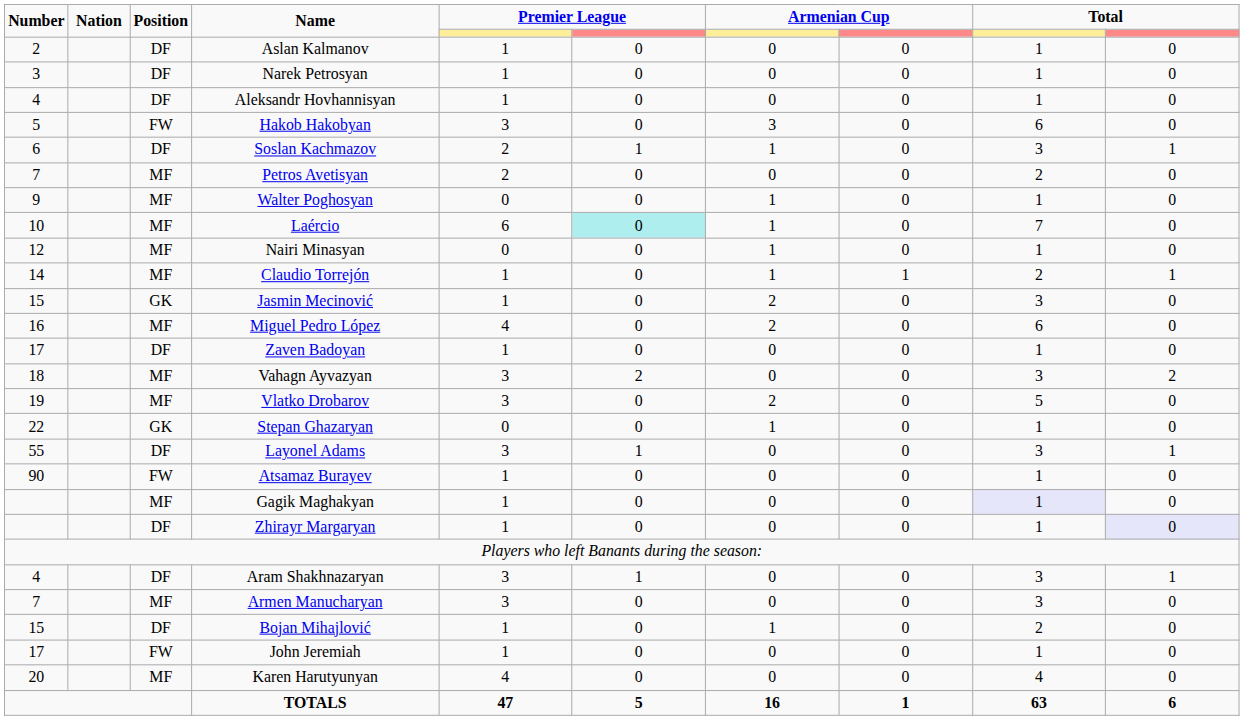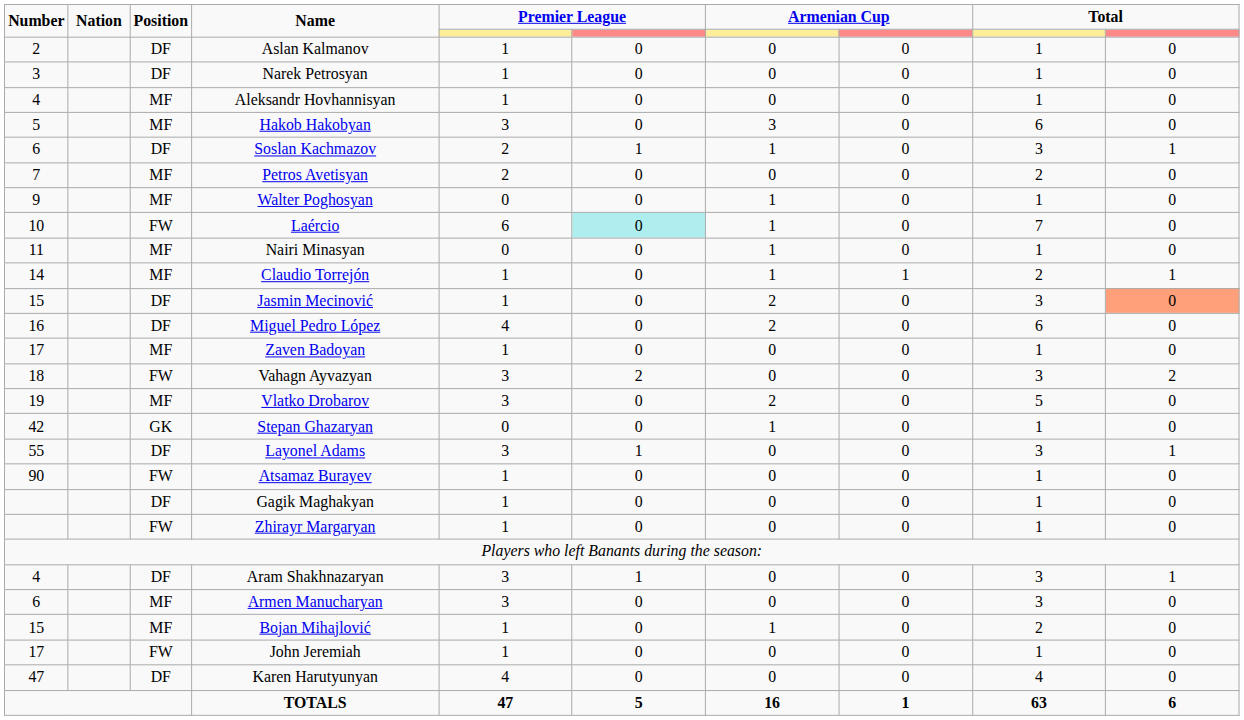(161, 99) DF -> (161, 99) MF
(161, 124) FW -> (161, 124) MF
(161, 225) MF -> (161, 225) FW
(36, 250) 12 -> (36, 250) 11
(161, 300) GK -> (161, 300) DF
(1172, 300) no background -> (1172, 300) lightsalmon background
(161, 325) MF -> (161, 325) DF
(161, 350) DF -> (161, 350) MF
(161, 376) MF -> (161, 376) FW
(36, 426) 22 -> (36, 426) 42
(161, 501) MF -> (161, 501) DF
(1039, 501) lavender background -> (1039, 501) no background
(161, 526) DF -> (161, 526) FW
(1172, 526) lavender background -> (1172, 526) no background
(36, 602) 7 -> (36, 602) 6
(161, 627) DF -> (161, 627) MF
(36, 677) 20 -> (36, 677) 47
(161, 677) MF -> (161, 677) DF
